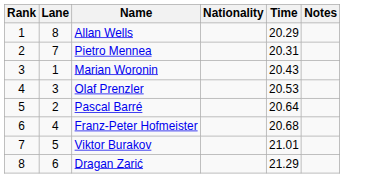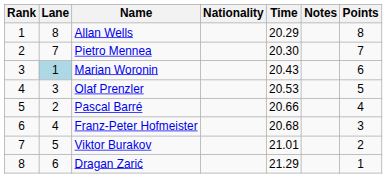+ column: (361, 13)
(284, 51) 20.31 -> (284, 51) 20.30
(55, 70) no background -> (55, 70) lightblue background
(284, 107) 20.64 -> (284, 107) 20.66
